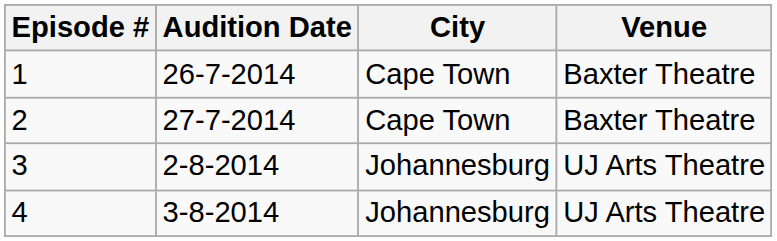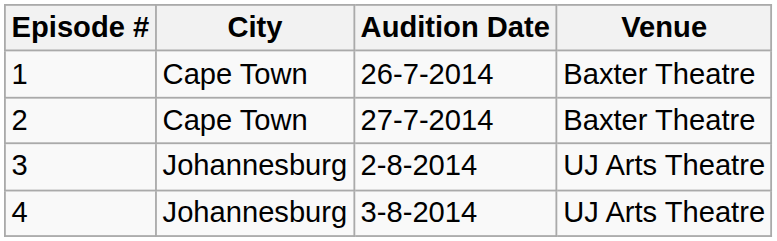columns swapped: (458, 27) <-> (257, 27)
